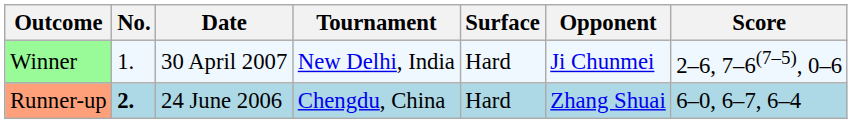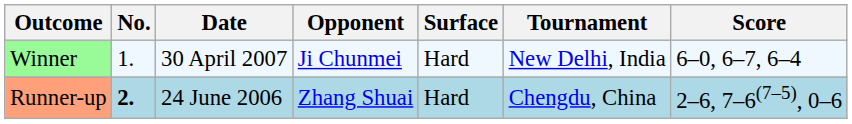columns swapped: (376, 22) <-> (608, 22)
(759, 61) 2–6, 7–6(7–5), 0–6 -> (739, 58) 6–0, 6–7, 6–4
(739, 100) 6–0, 6–7, 6–4 -> (759, 97) 2–6, 7–6(7–5), 0–6
